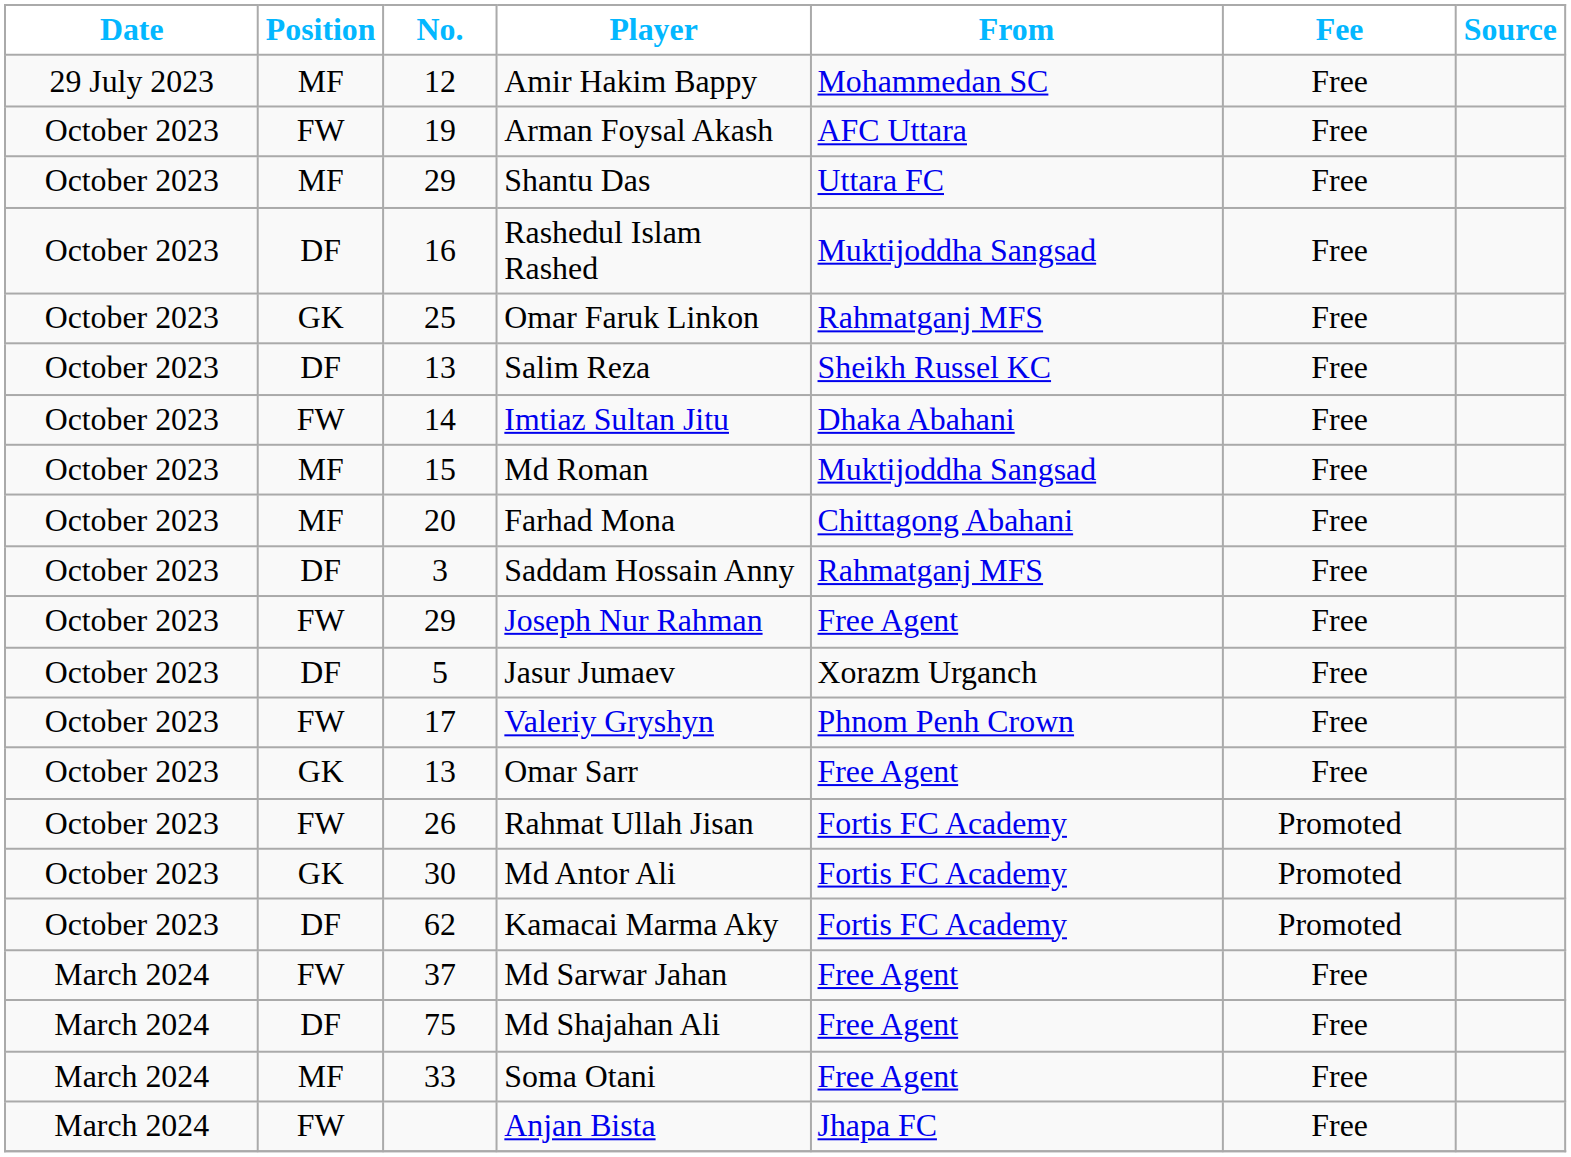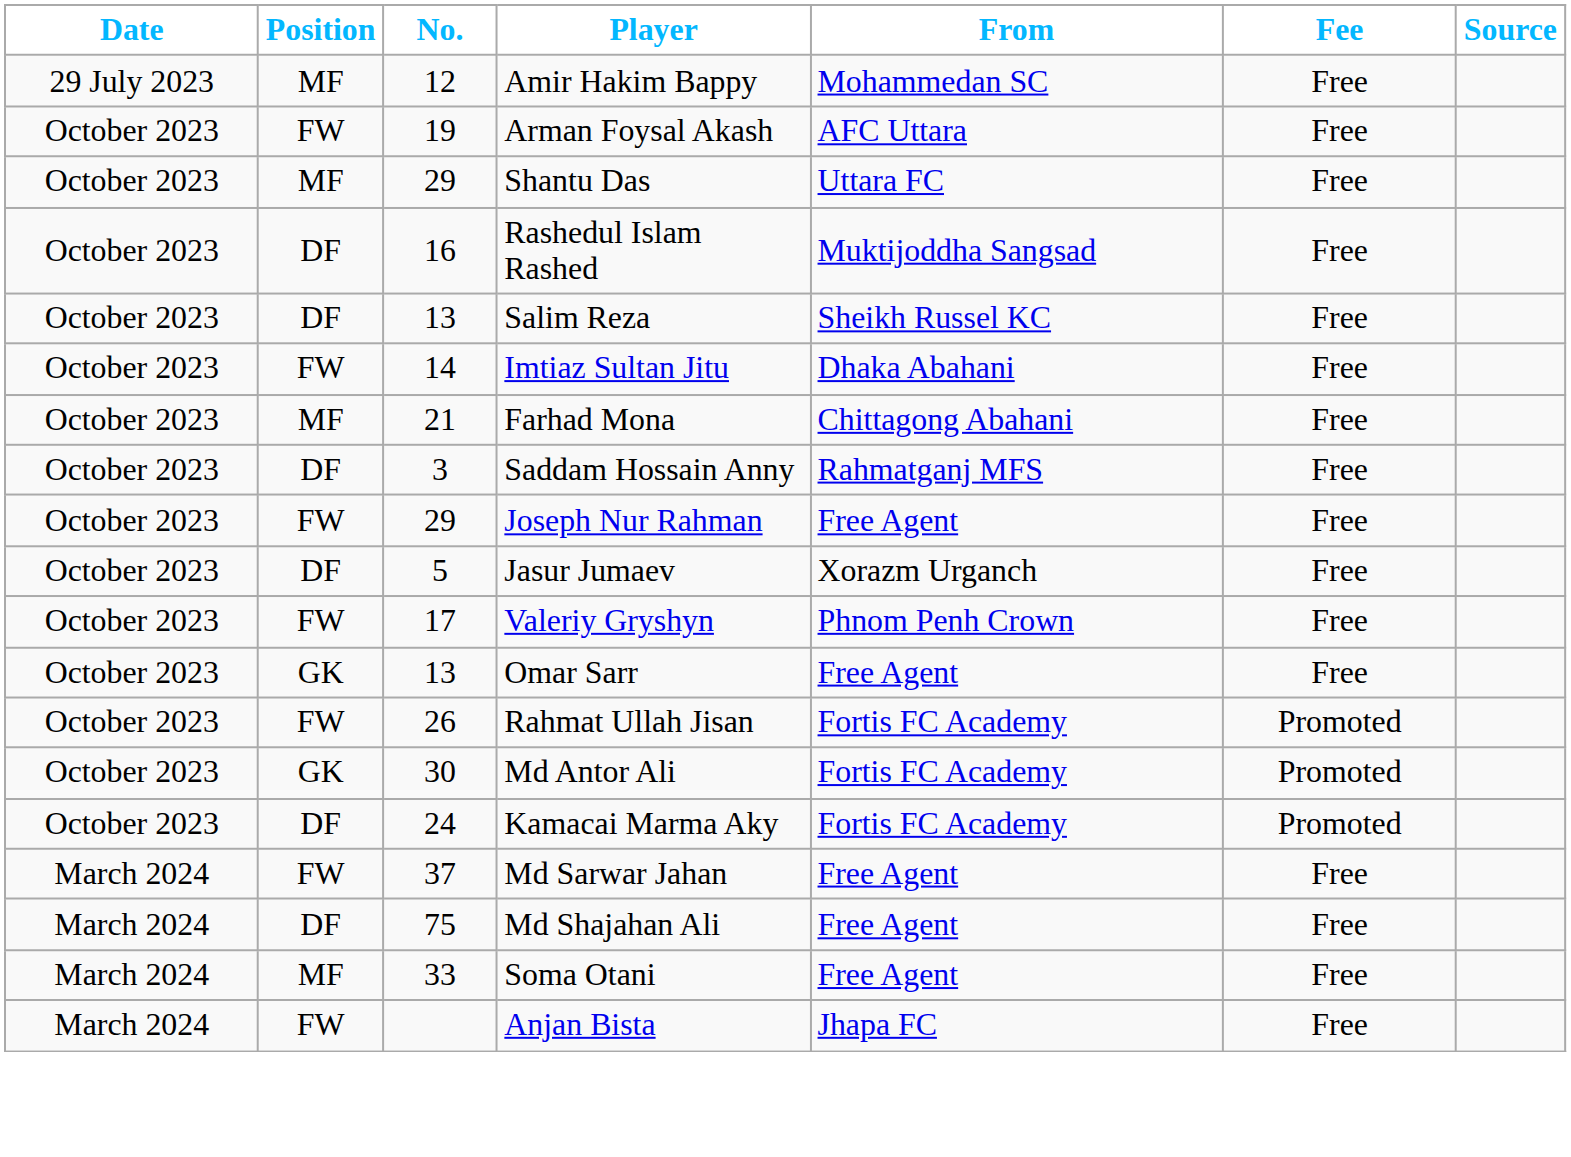- row: (632, 318)
- row: (576, 469)
(440, 520) 20 -> (440, 419) 21
(440, 924) 62 -> (440, 823) 24
